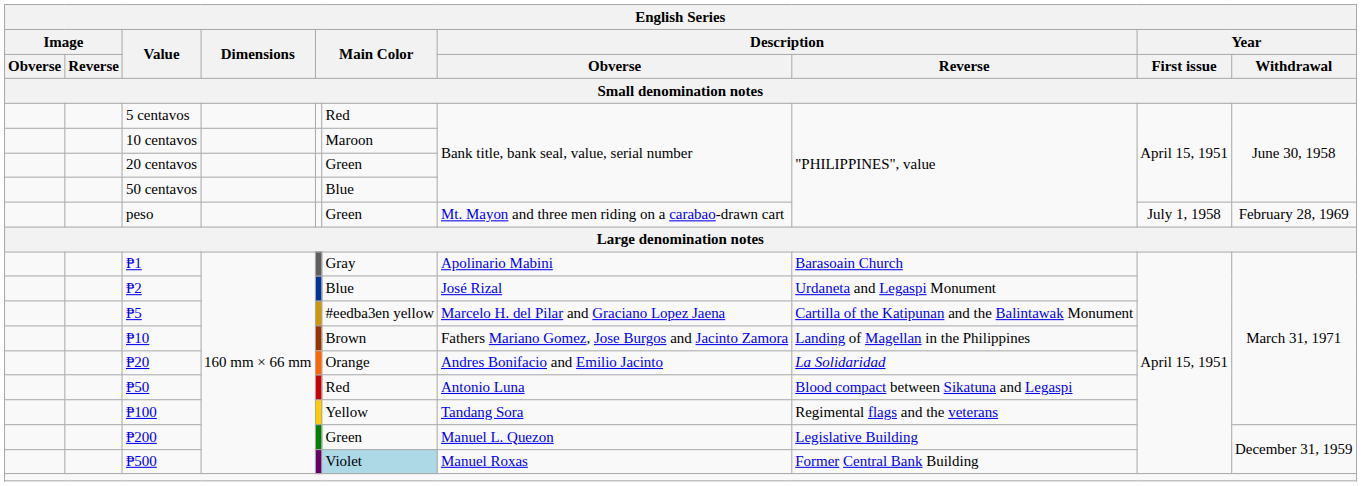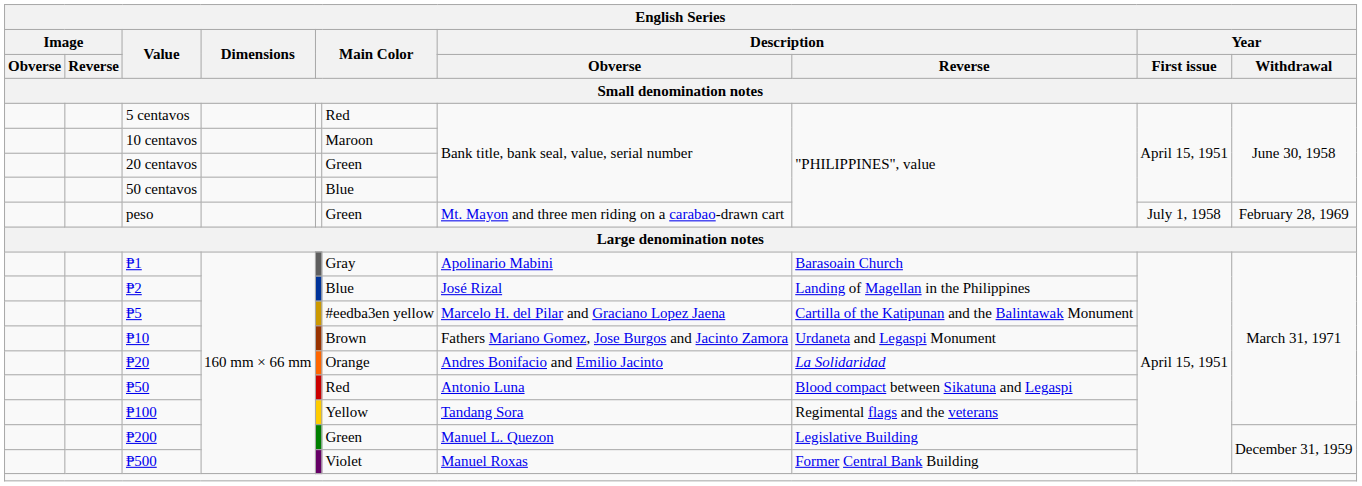(896, 288) Urdaneta and Legaspi Monument -> (913, 288) Landing of Magellan in the Philippines
(913, 338) Landing of Magellan in the Philippines -> (896, 338) Urdaneta and Legaspi Monument
(344, 461) lightblue background -> (344, 461) no background
